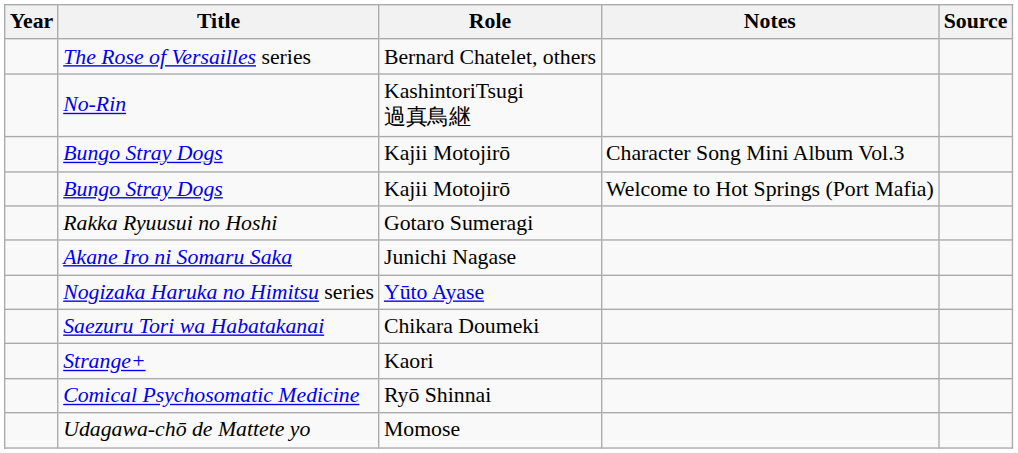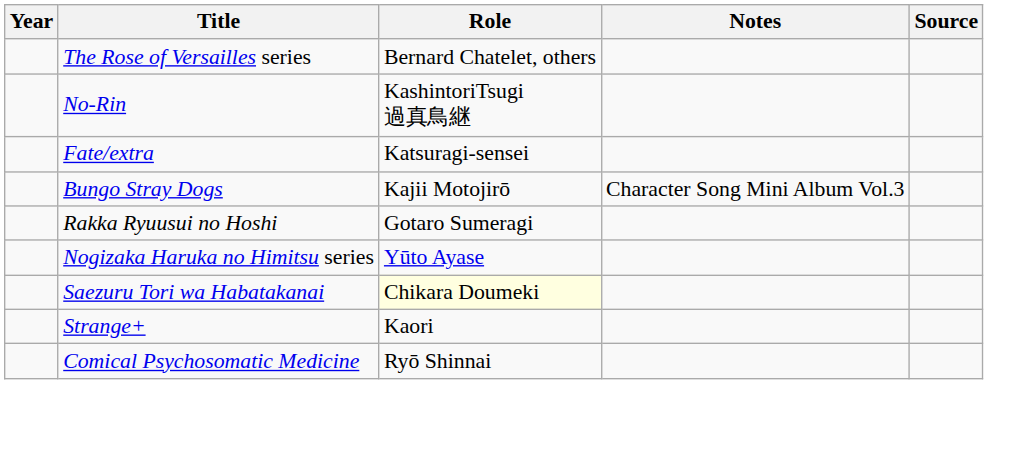+ row: (109, 153)
- row: (143, 188)
- row: (178, 257)
(462, 326) no background -> (462, 291) lightyellow background
- row: (187, 429)
